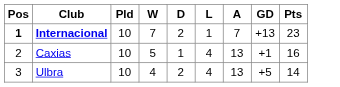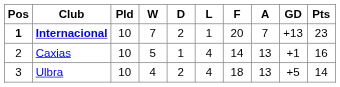+ column: (237, 14)
